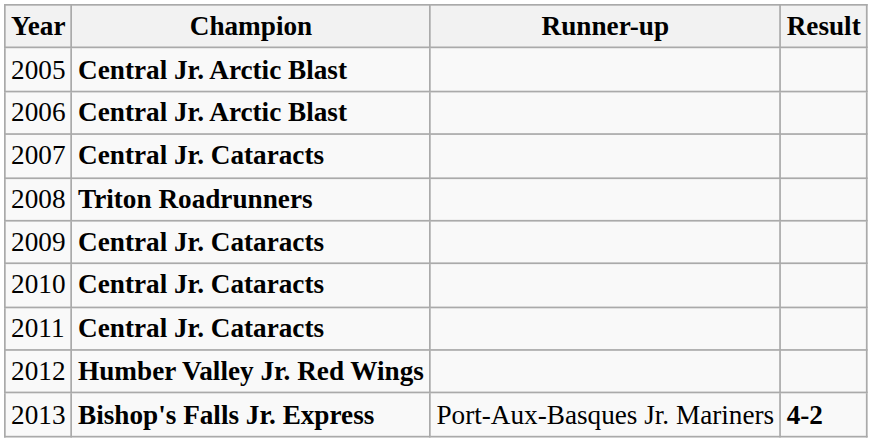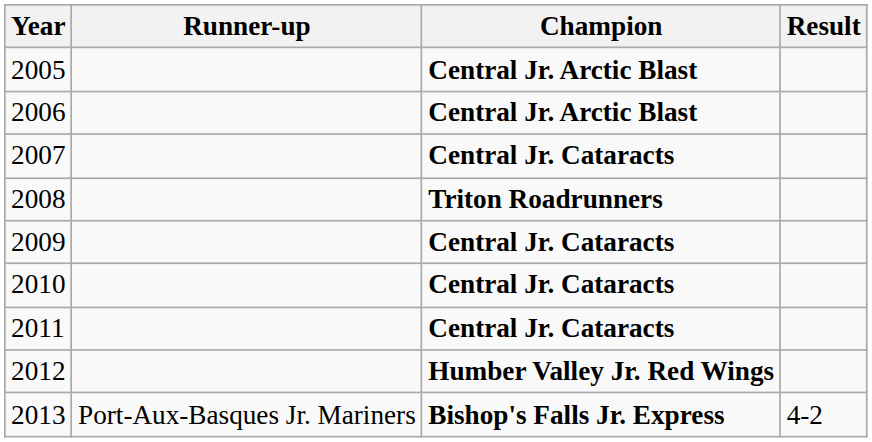columns swapped: (251, 26) <-> (605, 26)
(805, 414) bold -> (805, 414) normal
